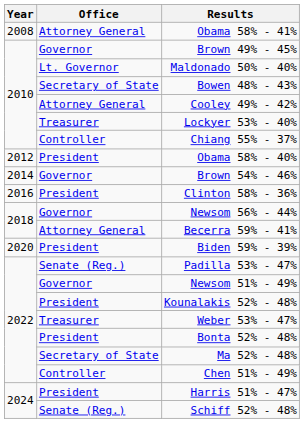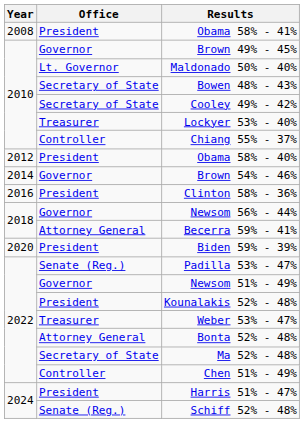(92, 31) Attorney General -> (69, 31) President
(92, 103) Attorney General -> (99, 103) Secretary of State
(69, 338) President -> (92, 338) Attorney General
